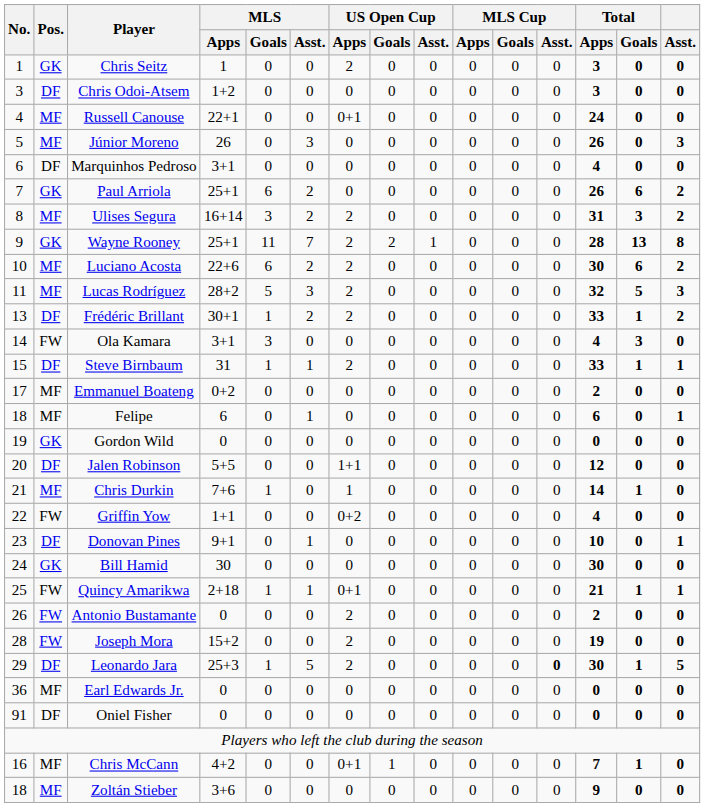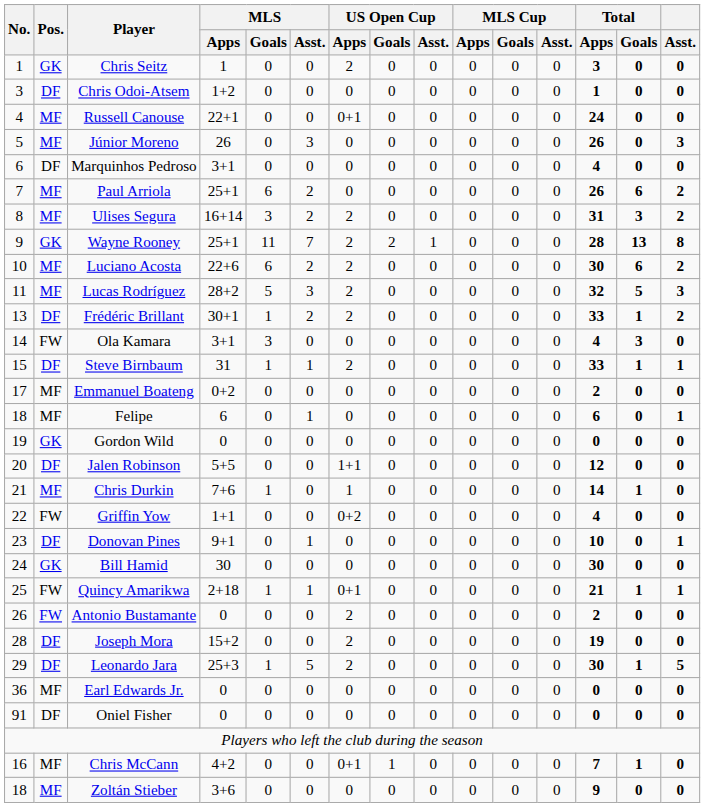(596, 92) 3 -> (596, 92) 1
(51, 191) GK -> (51, 191) MF
(51, 640) FW -> (51, 640) DF
(557, 665) bold -> (557, 665) normal
